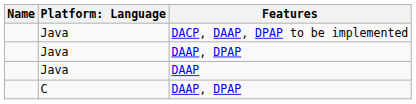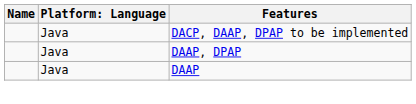- row: (44, 89)
